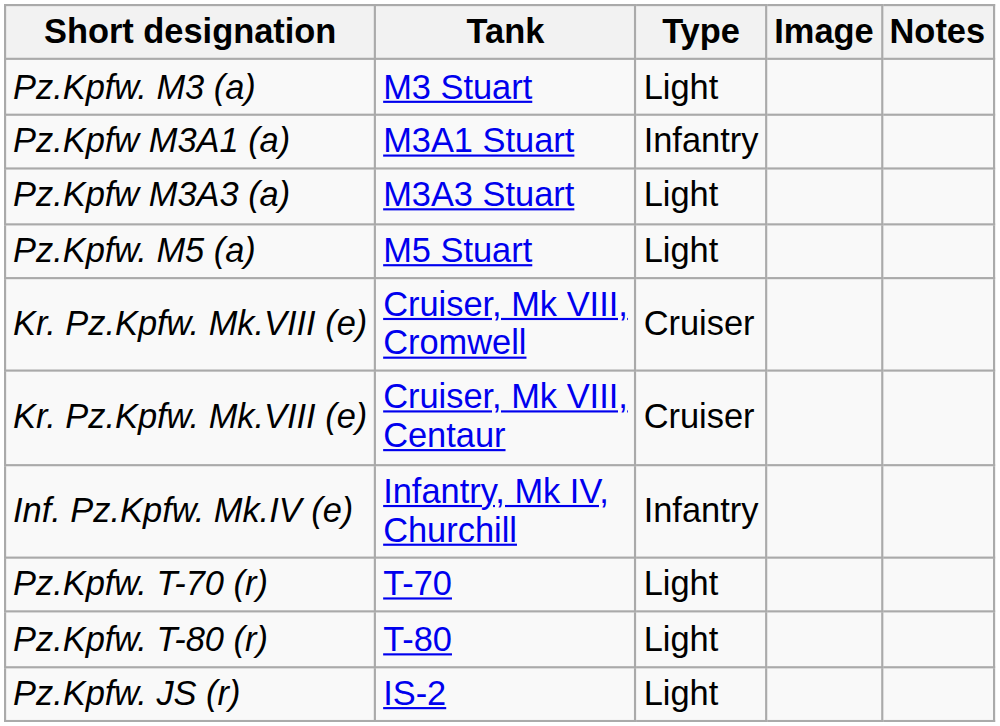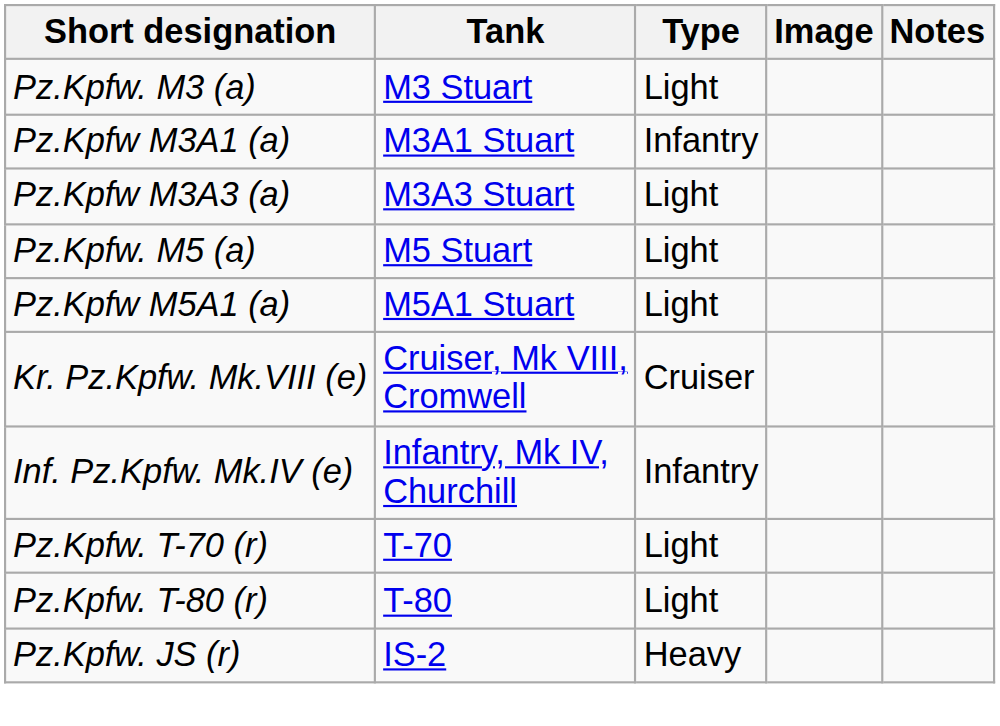+ row: (479, 304)
- row: (505, 417)
(681, 693) Light -> (692, 654) Heavy
